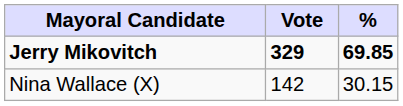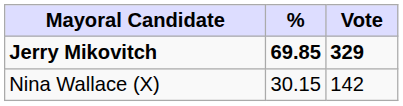columns swapped: (302, 20) <-> (368, 20)
